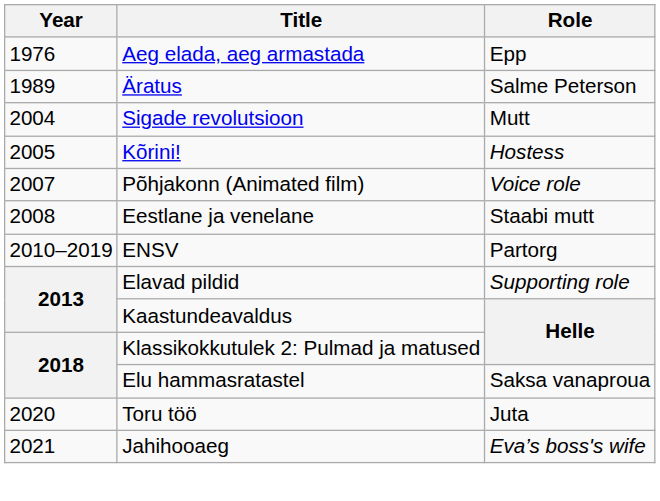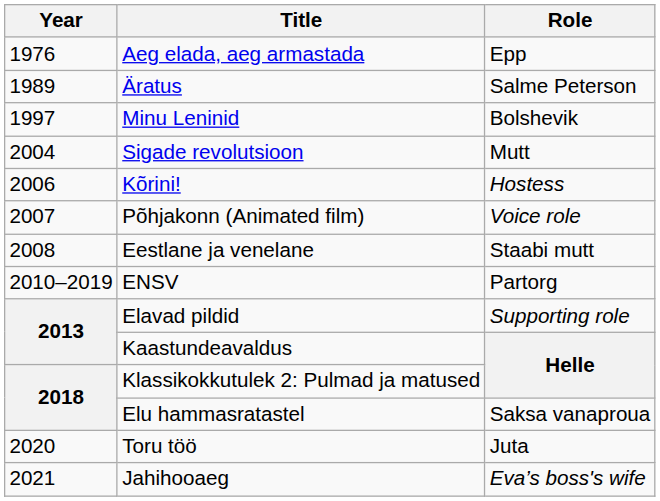+ row: (181, 119)
(32, 151) 2005 -> (32, 184) 2006
